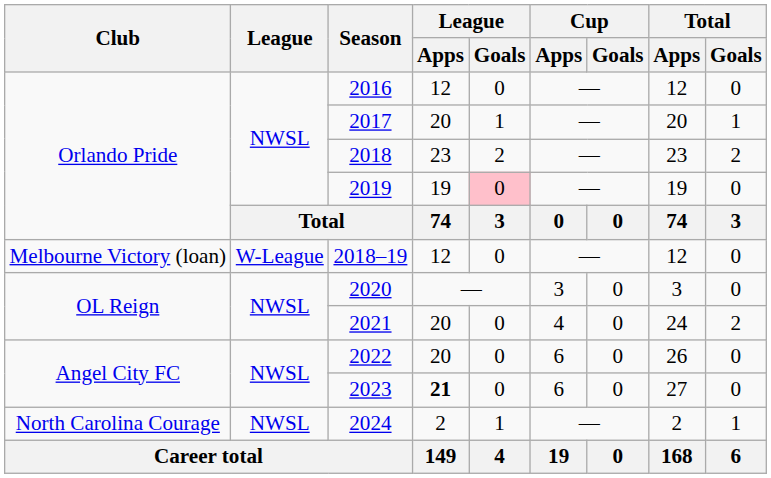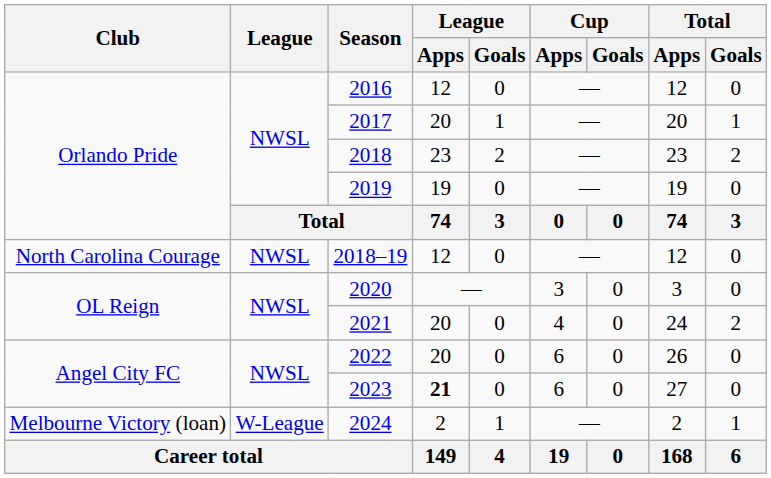(500, 188) pink background -> (500, 188) no background
(118, 255) Melbourne Victory (loan) -> (118, 255) North Carolina Courage
(280, 255) W-League -> (280, 255) NWSL
(118, 423) North Carolina Courage -> (118, 423) Melbourne Victory (loan)
(280, 423) NWSL -> (280, 423) W-League
